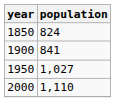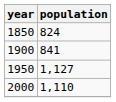(57, 69) 1,027 -> (57, 69) 1,127
